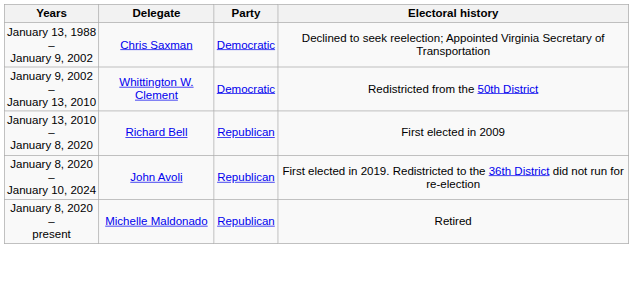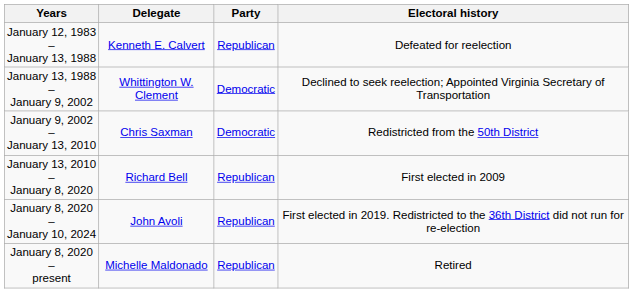+ row: (52, 44)
(156, 44) Chris Saxman -> (156, 89) Whittington W. Clement
(156, 89) Whittington W. Clement -> (156, 133) Chris Saxman
